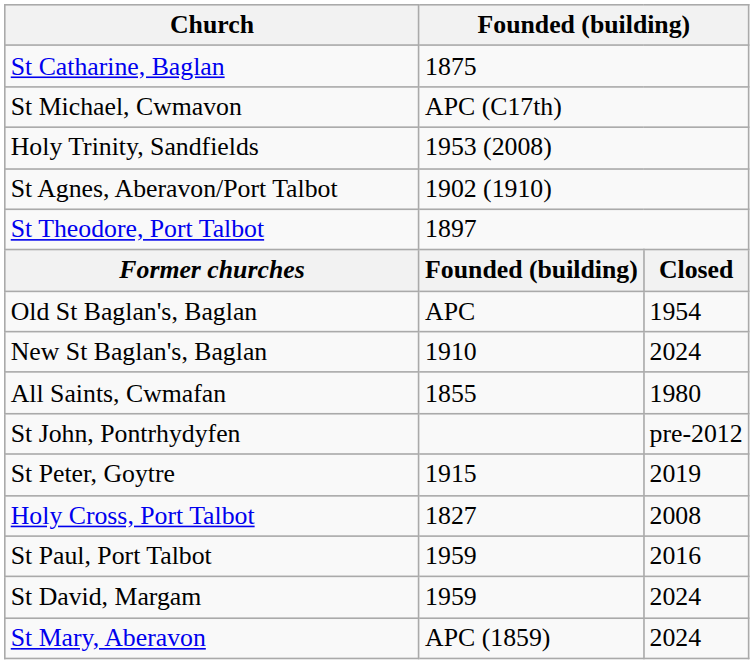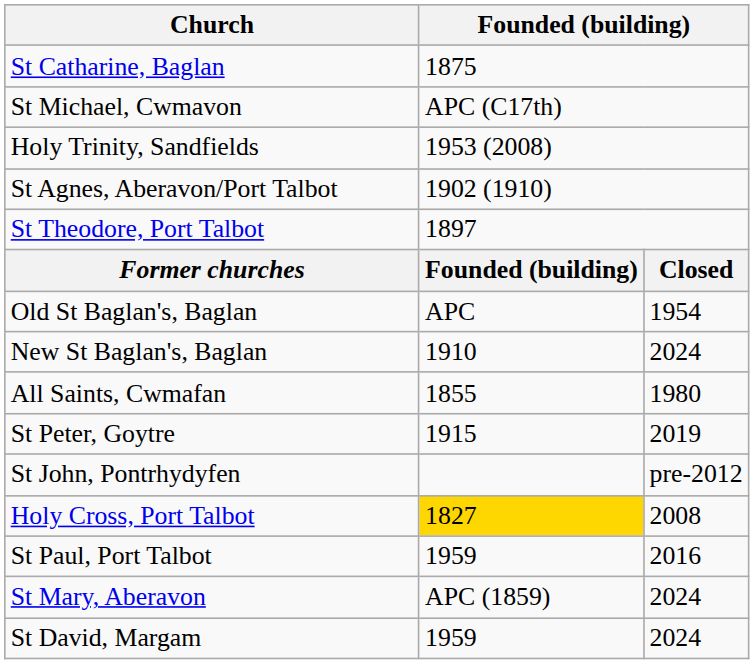rows swapped: (93, 474) <-> (126, 433)
(451, 515) no background -> (451, 515) gold background
rows swapped: (106, 596) <-> (108, 637)
